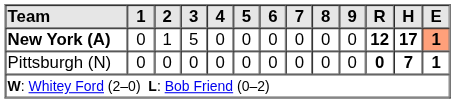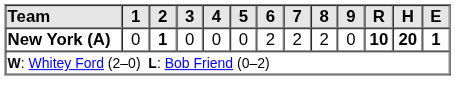(167, 39) normal -> (163, 39) bold
(194, 39) 5 -> (190, 39) 0
(273, 39) 0 -> (270, 39) 2
(299, 39) 0 -> (297, 39) 2
(326, 39) 0 -> (324, 39) 2
(380, 39) 12 -> (379, 39) 10
(408, 39) 17 -> (408, 39) 20
(436, 39) lightsalmon background -> (436, 39) no background
- row: (59, 62)
